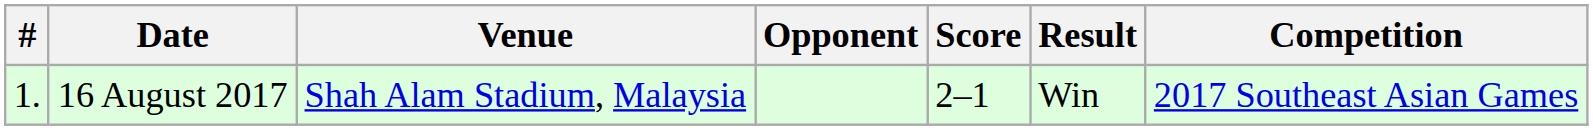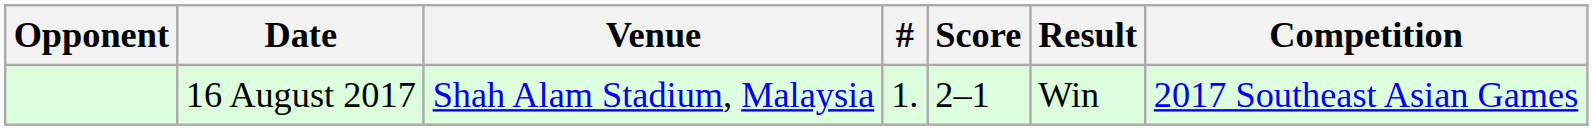columns swapped: (27, 34) <-> (841, 34)
